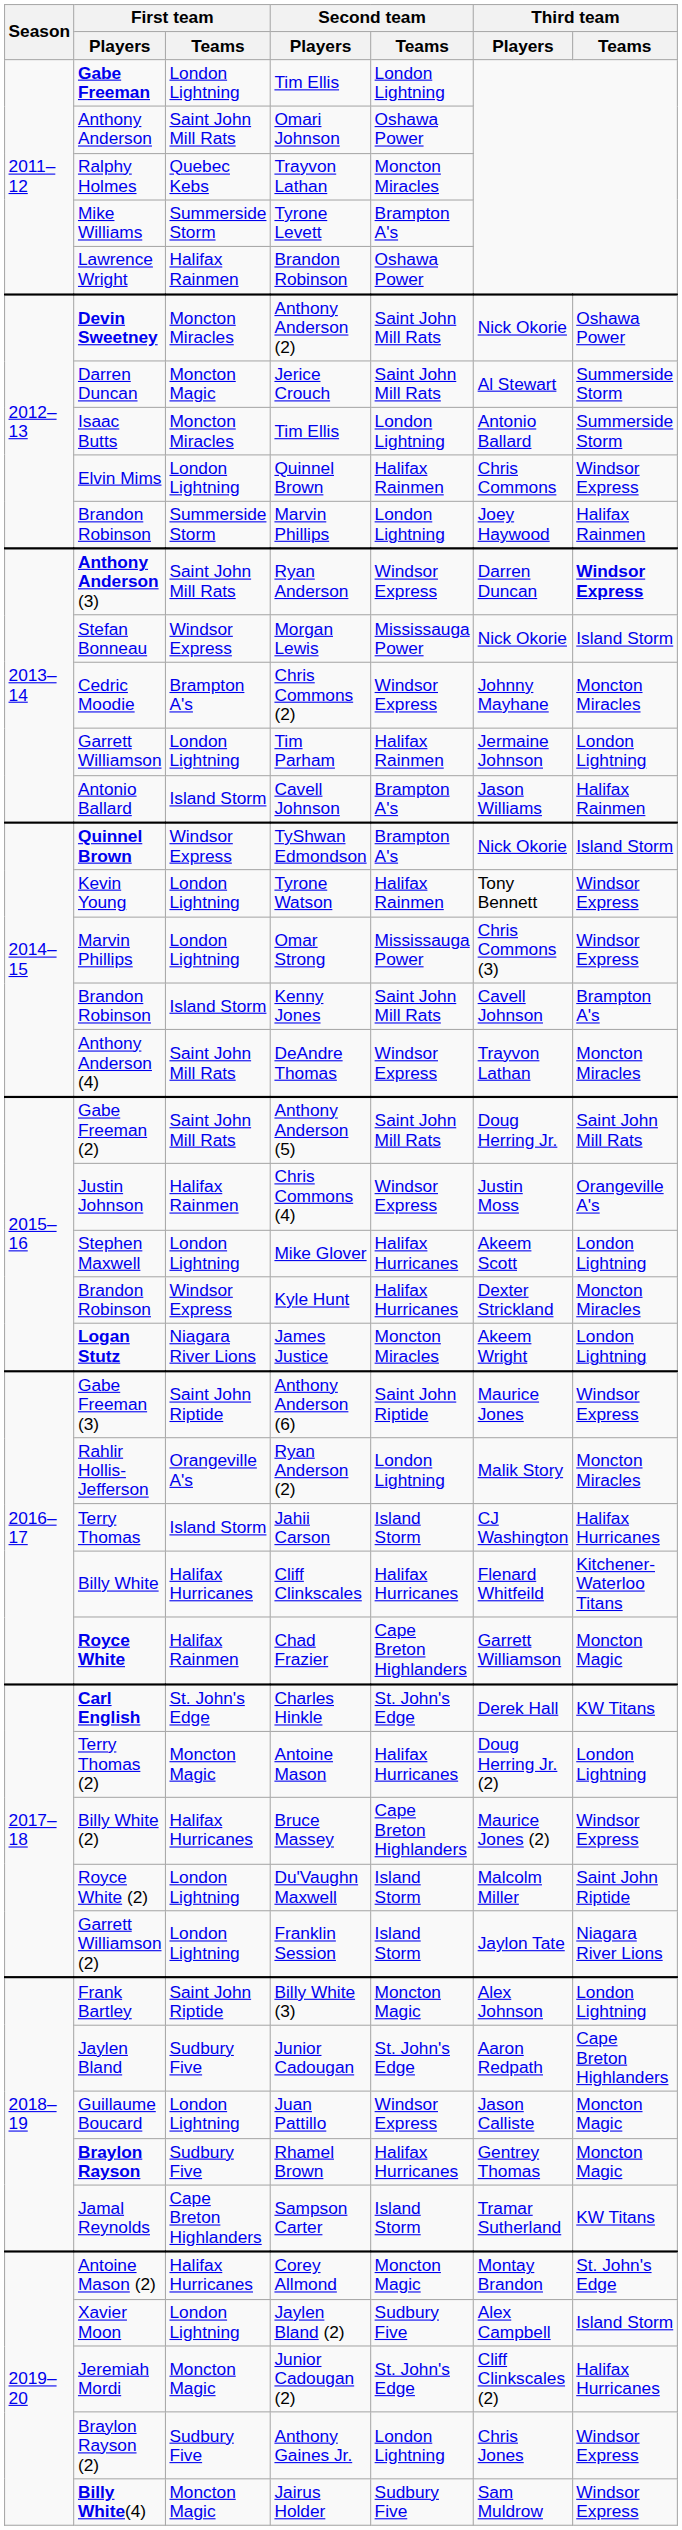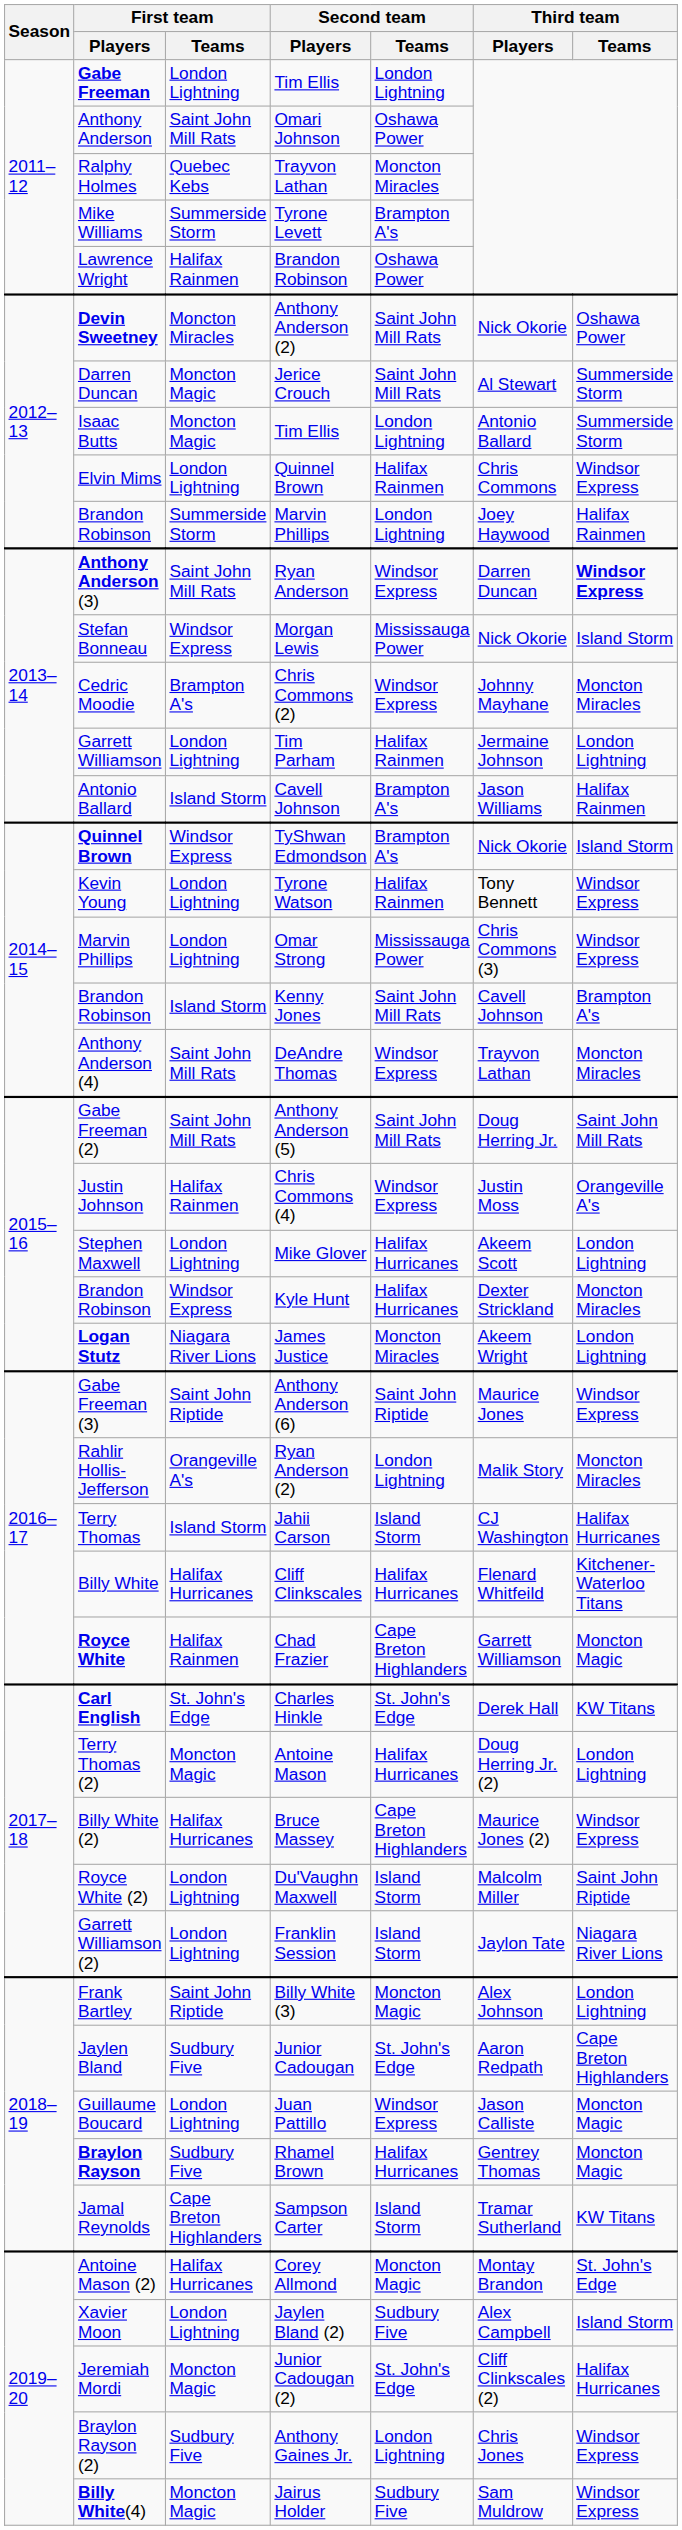(203, 431) Moncton Miracles -> (203, 431) Moncton Magic
